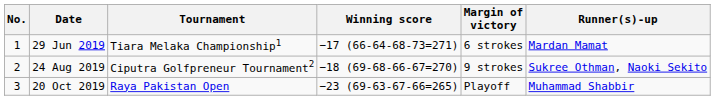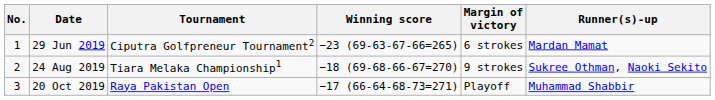(196, 46) Tiara Melaka Championship1 -> (212, 46) Ciputra Golfpreneur Tournament2
(389, 46) −17 (66-64-68-73=271) -> (389, 46) −23 (69-63-67-66=265)
(212, 67) Ciputra Golfpreneur Tournament2 -> (196, 67) Tiara Melaka Championship1
(389, 87) −23 (69-63-67-66=265) -> (389, 87) −17 (66-64-68-73=271)
